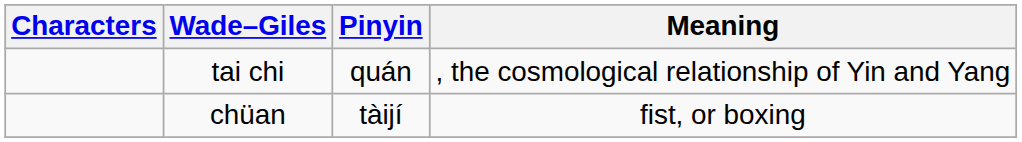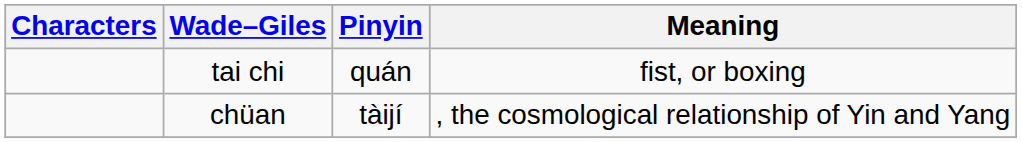(723, 70) , the cosmological relationship of Yin and Yang -> (723, 70) fist, or boxing
(723, 114) fist, or boxing -> (723, 114) , the cosmological relationship of Yin and Yang
